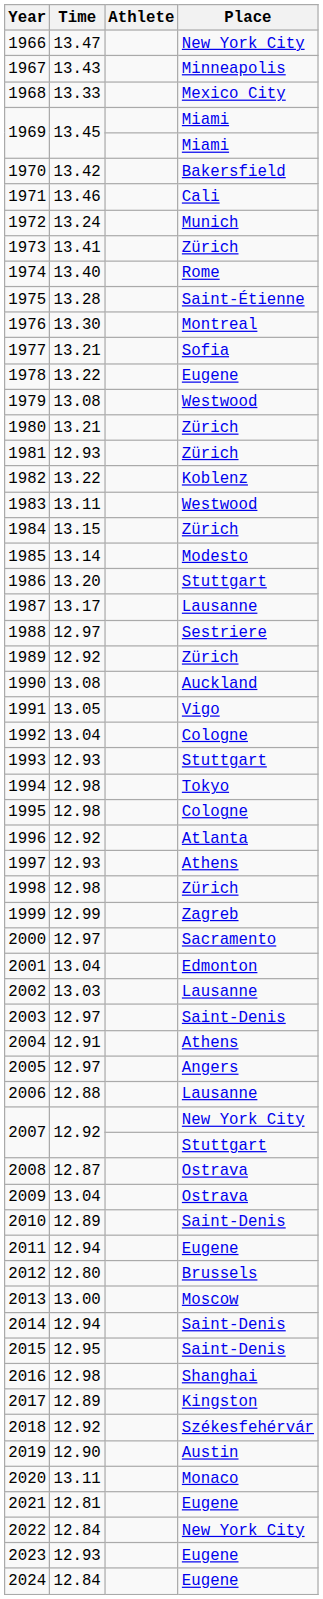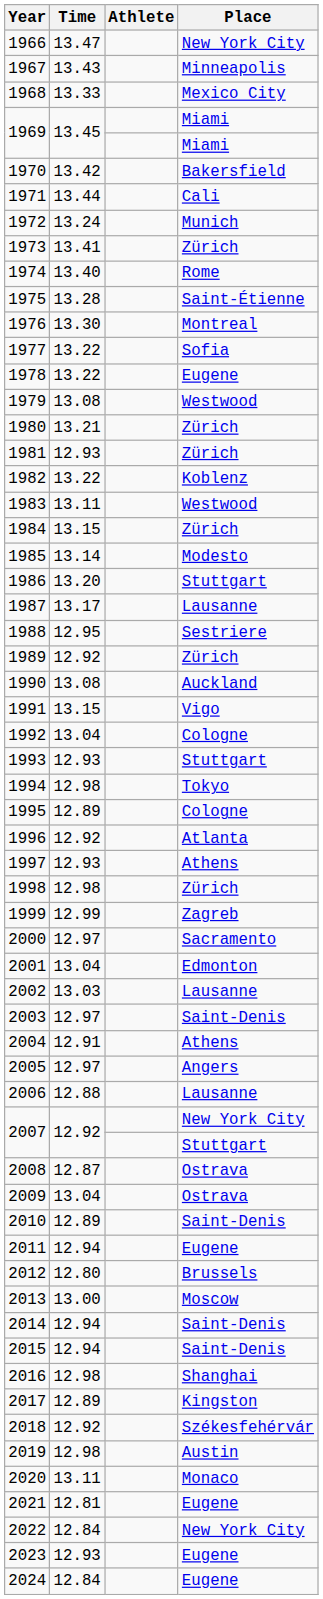(77, 197) 13.46 -> (77, 197) 13.44
(77, 351) 13.21 -> (77, 351) 13.22
(77, 633) 12.97 -> (77, 633) 12.95
(77, 710) 13.05 -> (77, 710) 13.15
(77, 812) 12.98 -> (77, 812) 12.89
(77, 1351) 12.95 -> (77, 1351) 12.94
(77, 1453) 12.90 -> (77, 1453) 12.98
